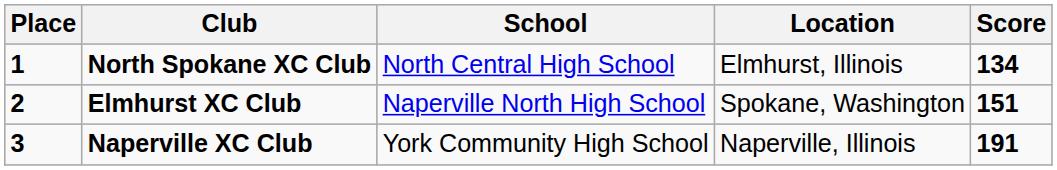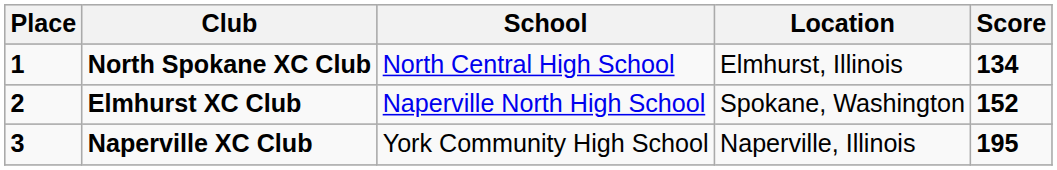(997, 104) 151 -> (997, 104) 152
(997, 143) 191 -> (997, 143) 195
